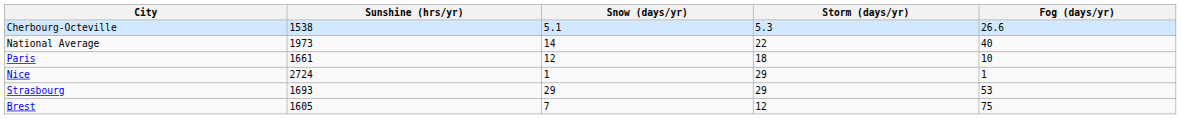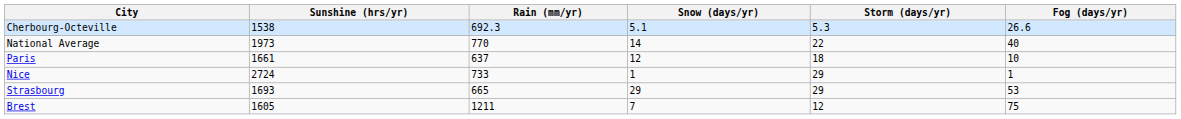+ column: (548, 12)
